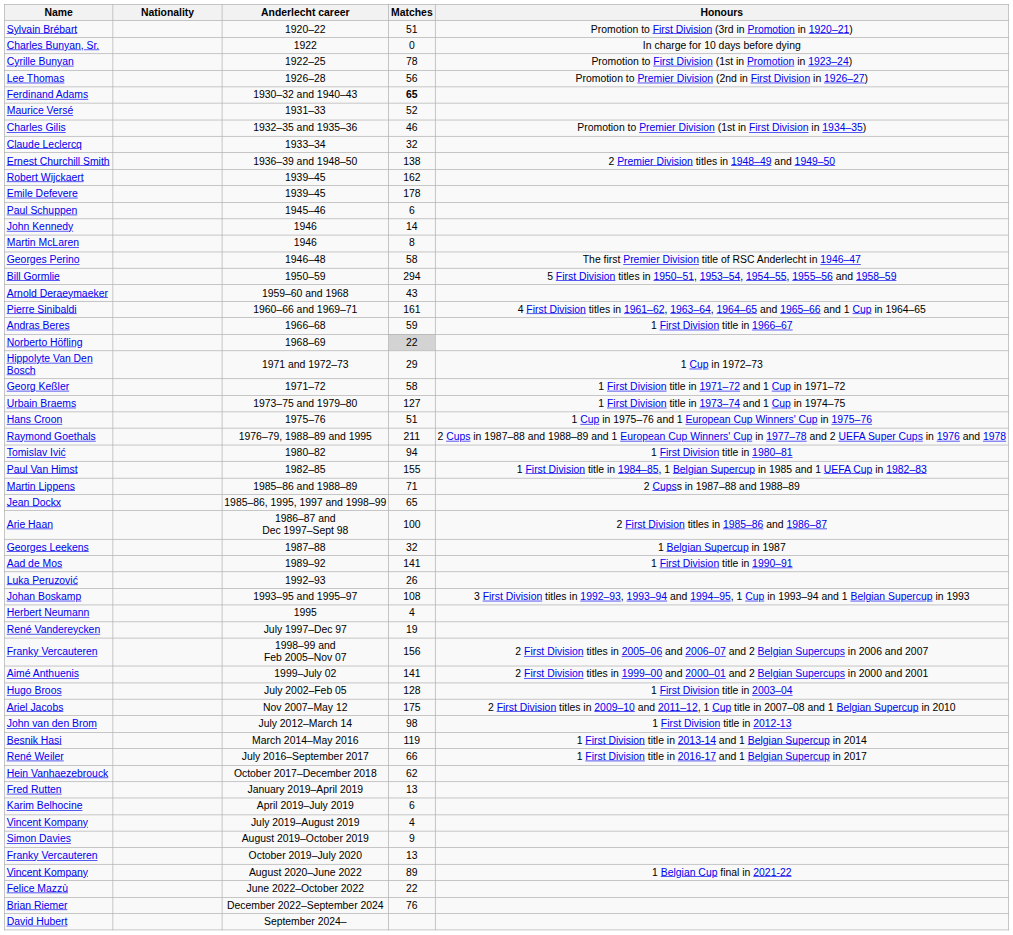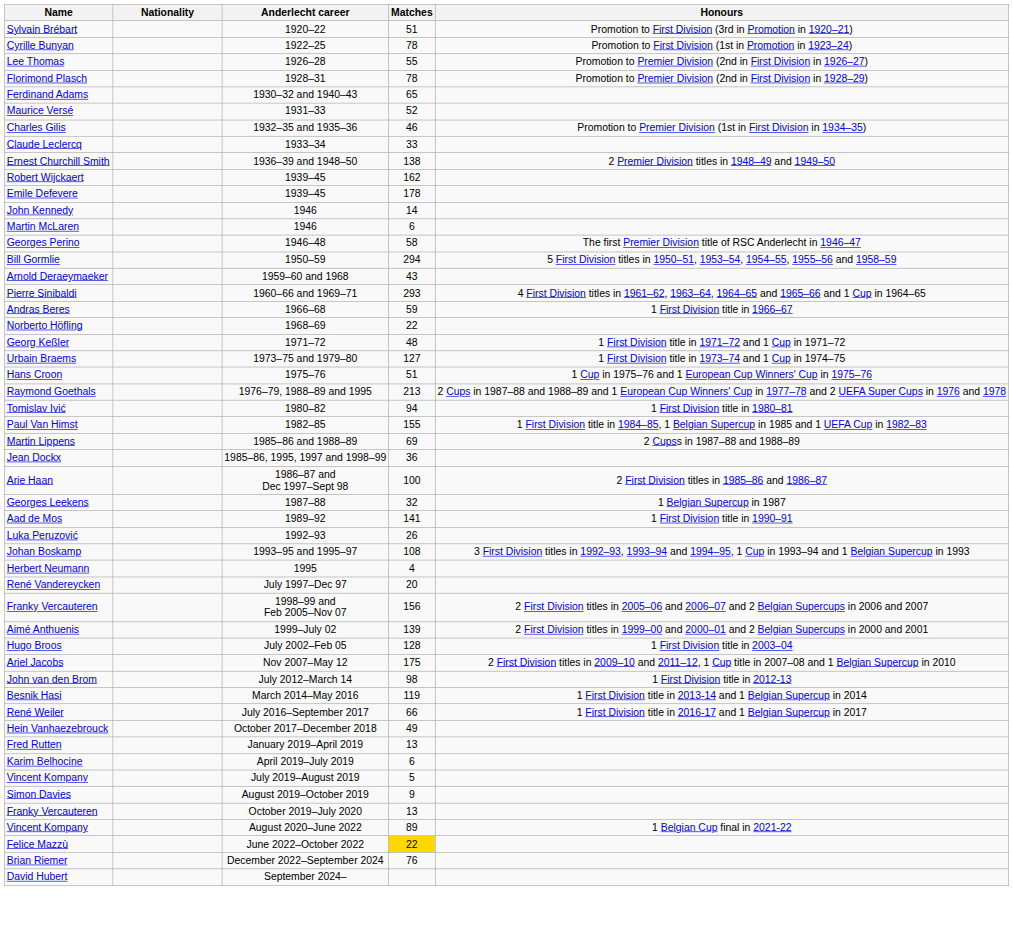- row: (53, 45)
(412, 78) 56 -> (412, 62) 55
+ row: (47, 78)
(412, 95) bold -> (412, 95) normal
(412, 144) 32 -> (412, 144) 33
- row: (42, 210)
(412, 243) 8 -> (412, 227) 6
(412, 309) 161 -> (412, 293) 293
(412, 342) lightgrey background -> (412, 326) no background
- row: (50, 364)
(412, 387) 58 -> (412, 342) 48
(412, 436) 211 -> (412, 392) 213
(412, 486) 71 -> (412, 441) 69
(412, 502) 65 -> (412, 458) 36
(412, 629) 19 -> (412, 585) 20
(412, 674) 141 -> (412, 629) 139
(412, 773) 62 -> (412, 728) 49
(412, 823) 4 -> (412, 778) 5
(412, 889) no background -> (412, 844) gold background
